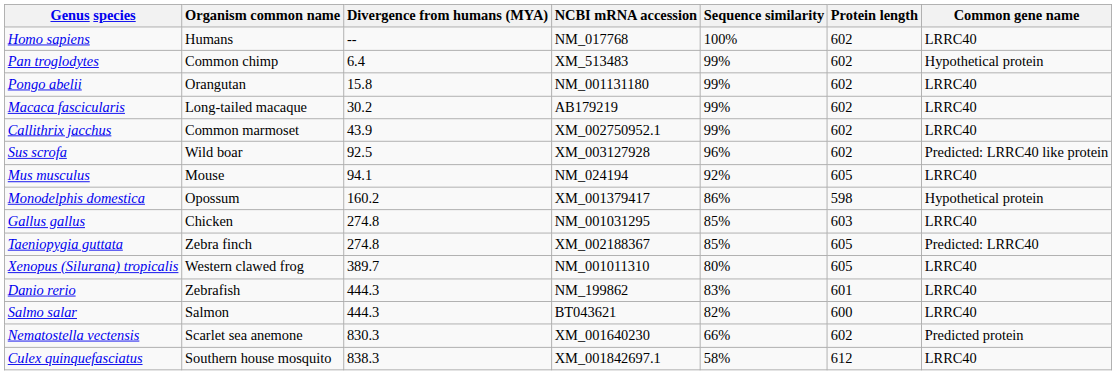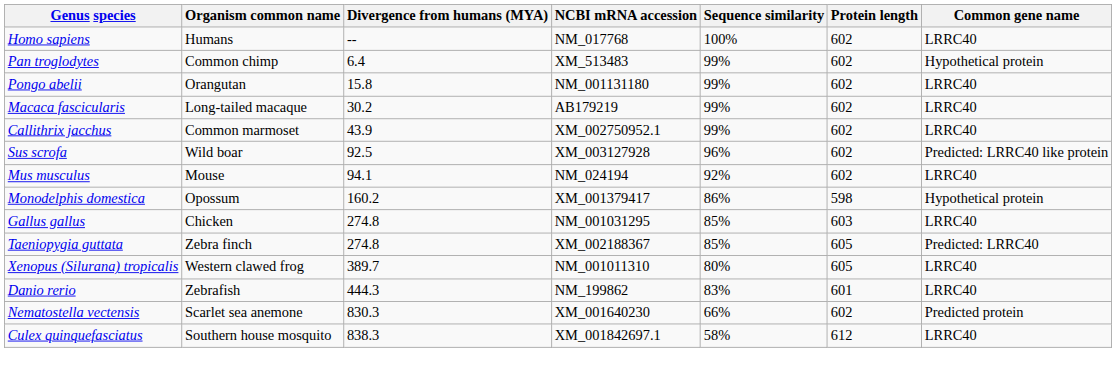(842, 175) 605 -> (842, 175) 602
- row: (42, 312)
